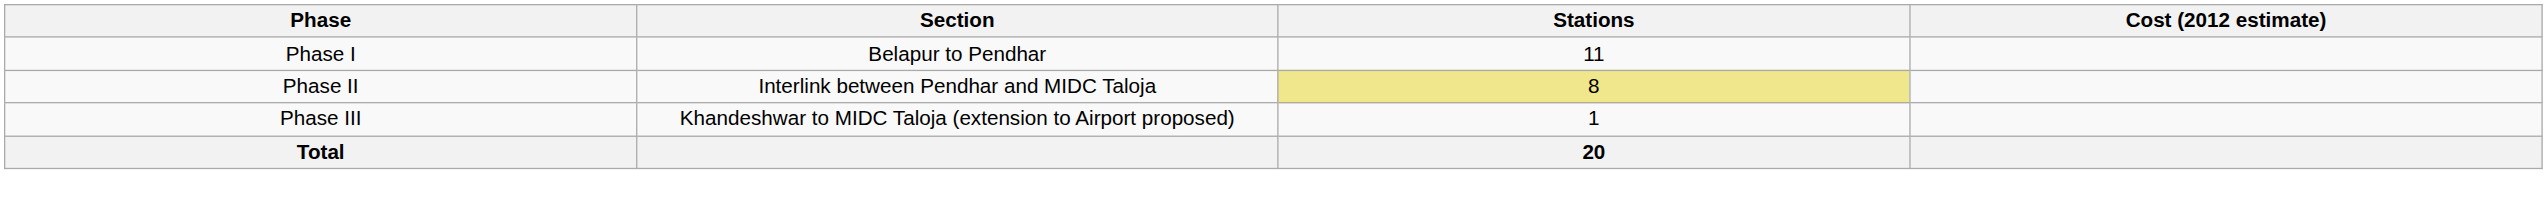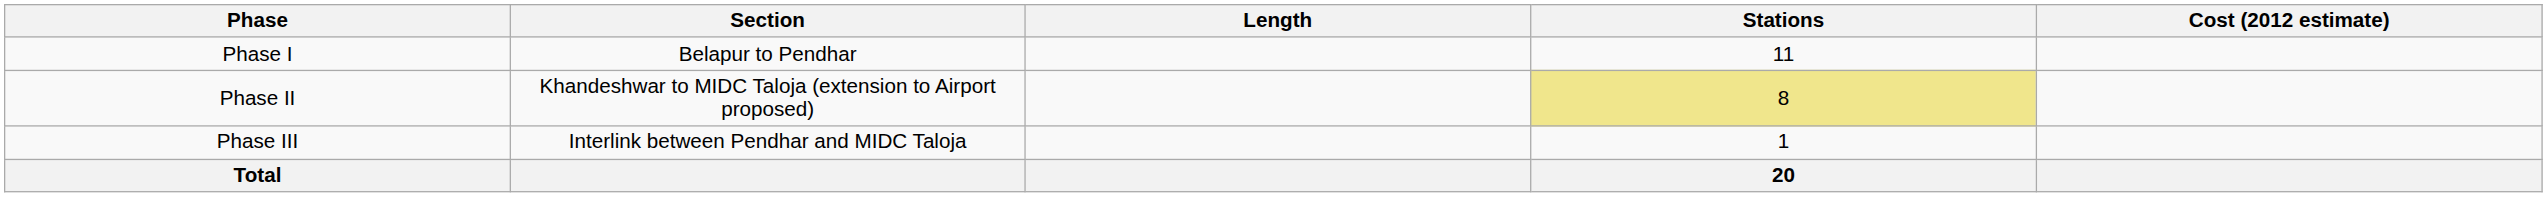+ column: (1278, 20)
(957, 86) Interlink between Pendhar and MIDC Taloja -> (768, 97) Khandeshwar to MIDC Taloja (extension to Airport proposed)
(957, 119) Khandeshwar to MIDC Taloja (extension to Airport proposed) -> (768, 142) Interlink between Pendhar and MIDC Taloja
